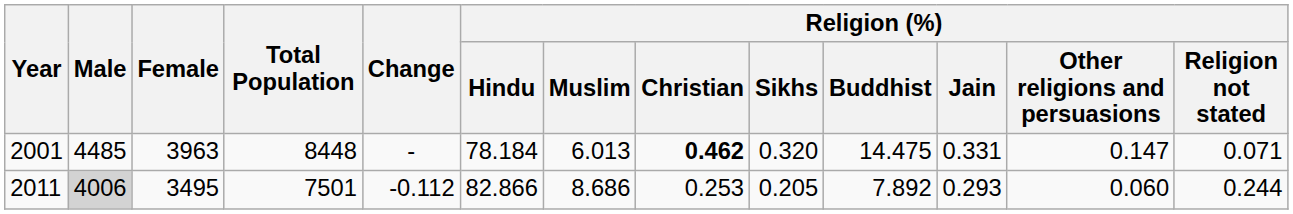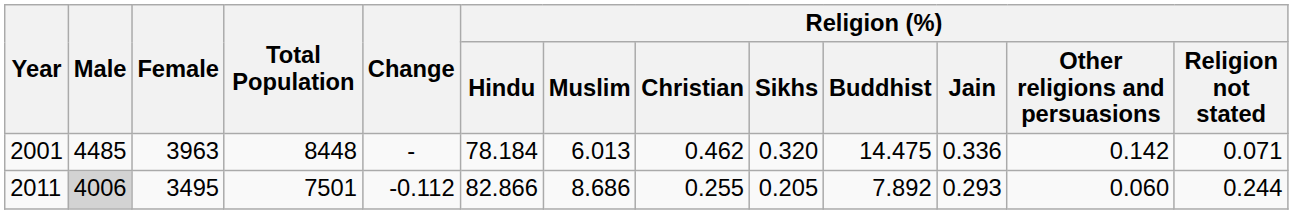(714, 151) bold -> (714, 151) normal
(972, 151) 0.331 -> (972, 151) 0.336
(1139, 151) 0.147 -> (1139, 151) 0.142
(714, 189) 0.253 -> (714, 189) 0.255
